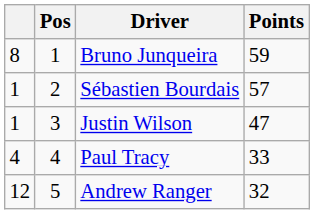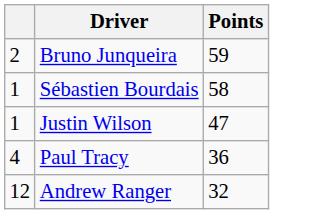- column: (55, 21)
(15, 55) 8 -> (15, 55) 2
(259, 89) 57 -> (219, 89) 58
(259, 158) 33 -> (219, 158) 36
